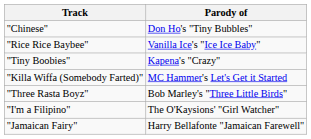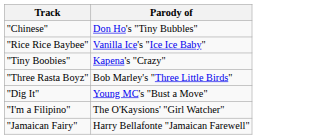- row: (75, 77)
+ row: (23, 93)
